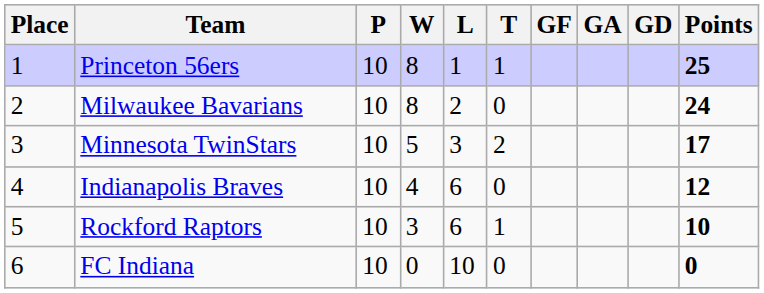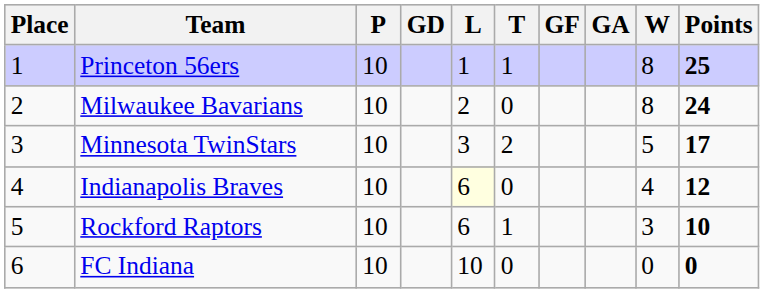columns swapped: (422, 24) <-> (653, 24)
(456, 186) no background -> (464, 186) lightyellow background
